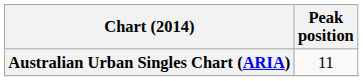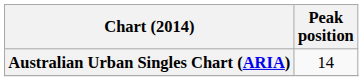(326, 62) 11 -> (326, 62) 14
